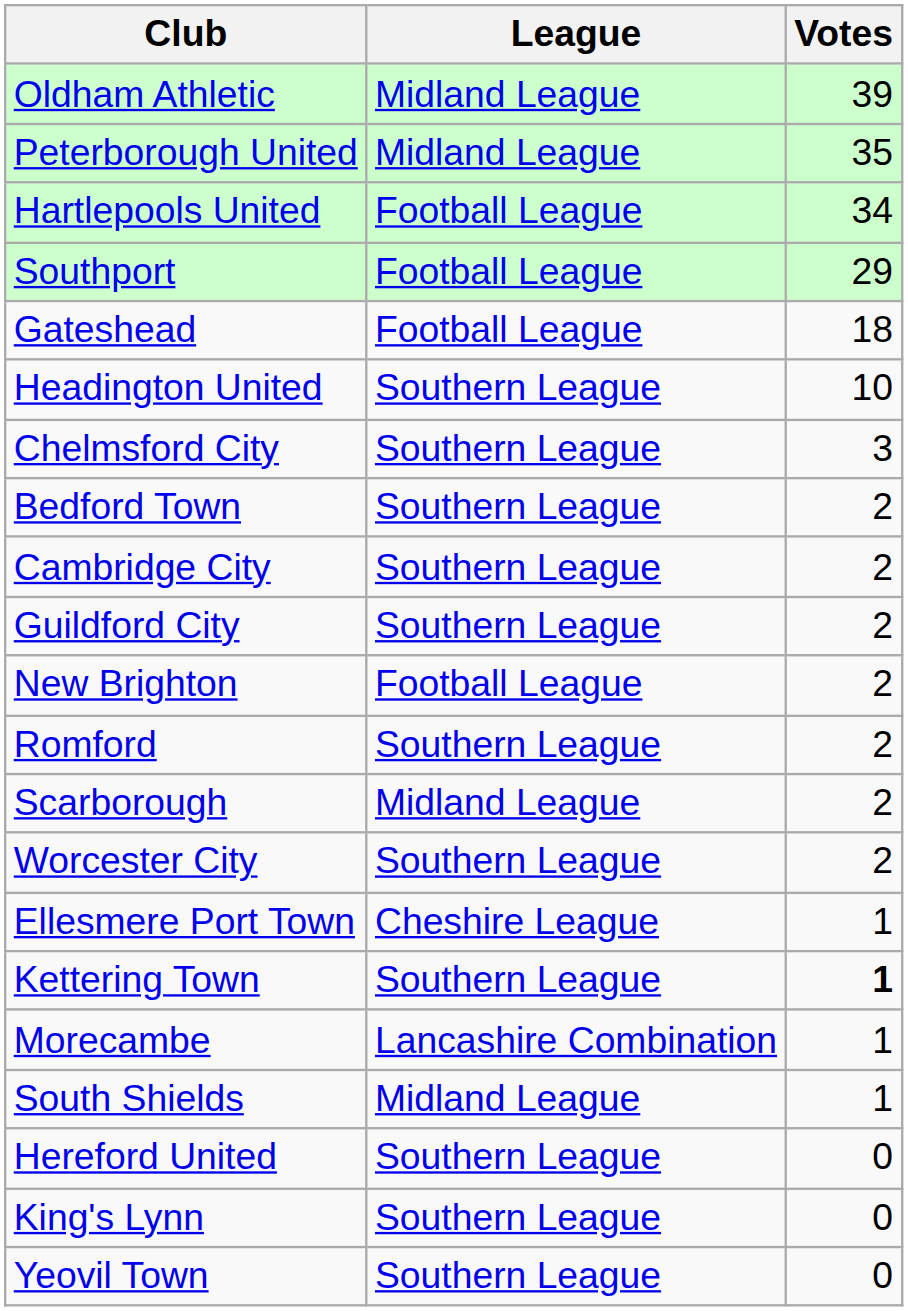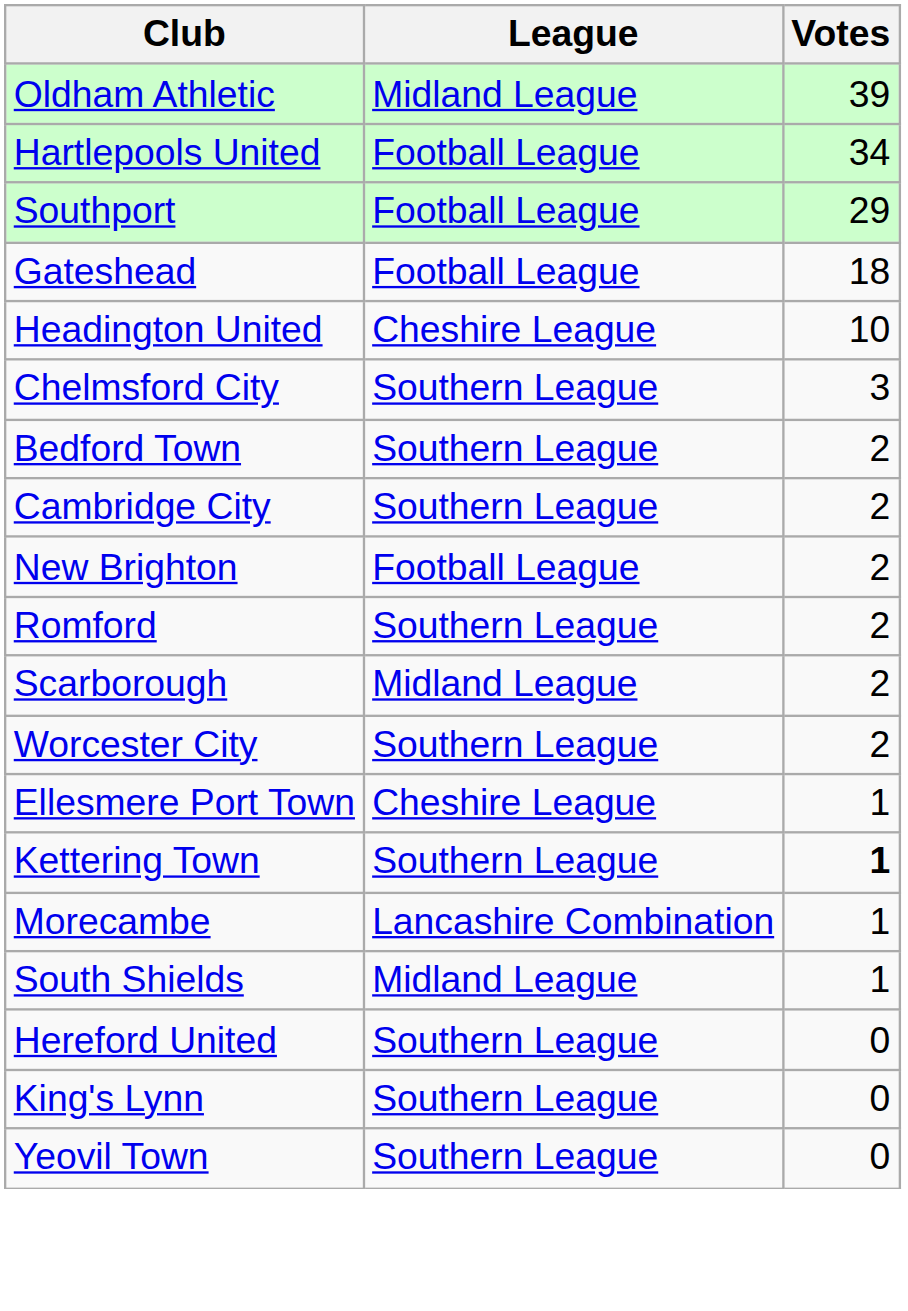- row: (186, 152)
(518, 388) Southern League -> (514, 329) Cheshire League
- row: (127, 625)
